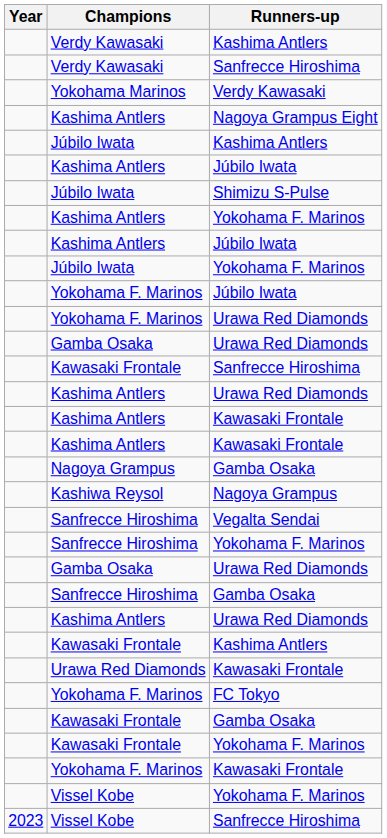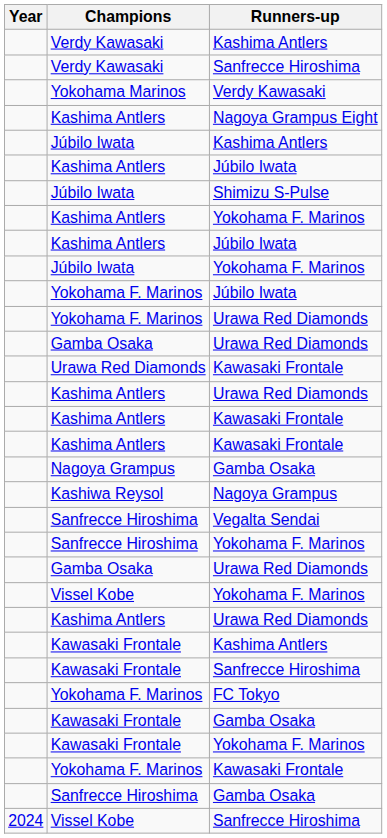rows swapped: (128, 670) <-> (116, 368)
rows swapped: (124, 594) <-> (92, 795)
(26, 820) 2023 -> (26, 820) 2024
